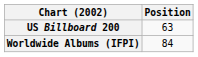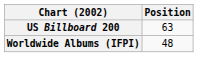(168, 44) 84 -> (168, 44) 48
